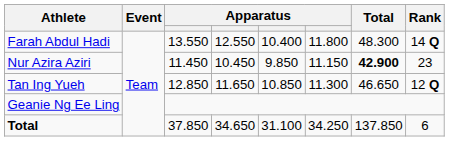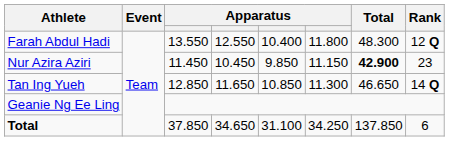(425, 42) 14 Q -> (425, 42) 12 Q
(425, 84) 12 Q -> (425, 84) 14 Q
